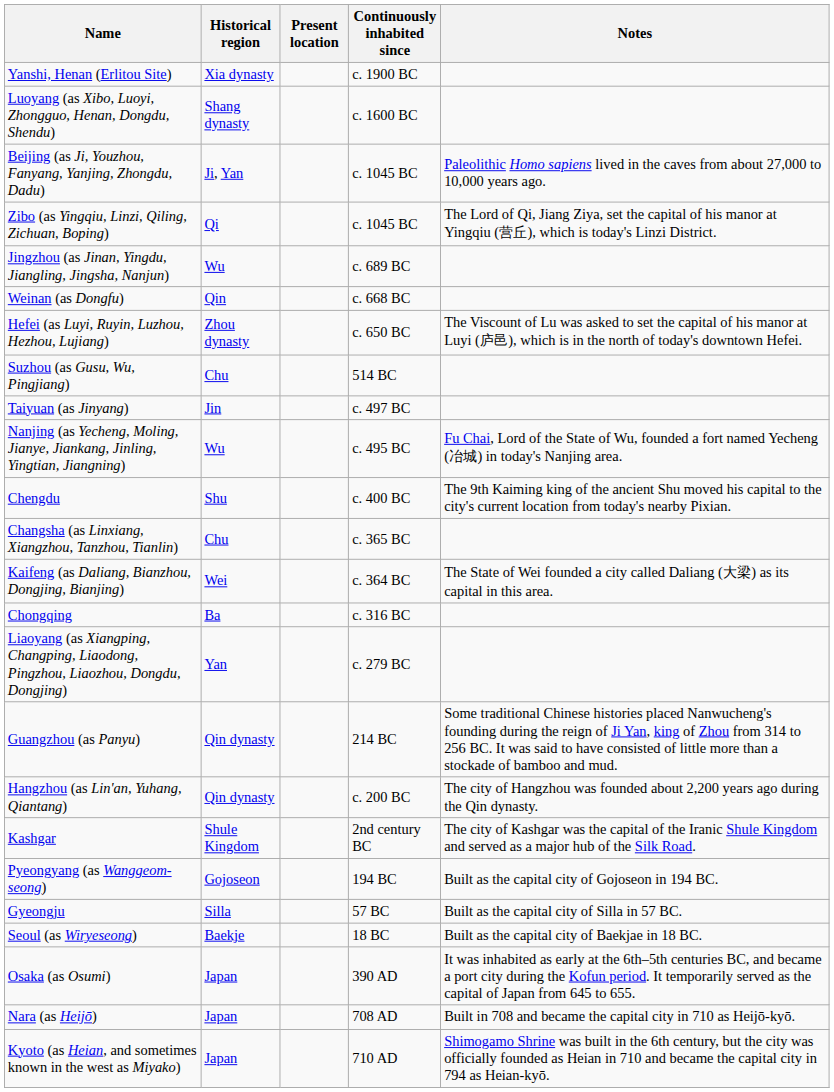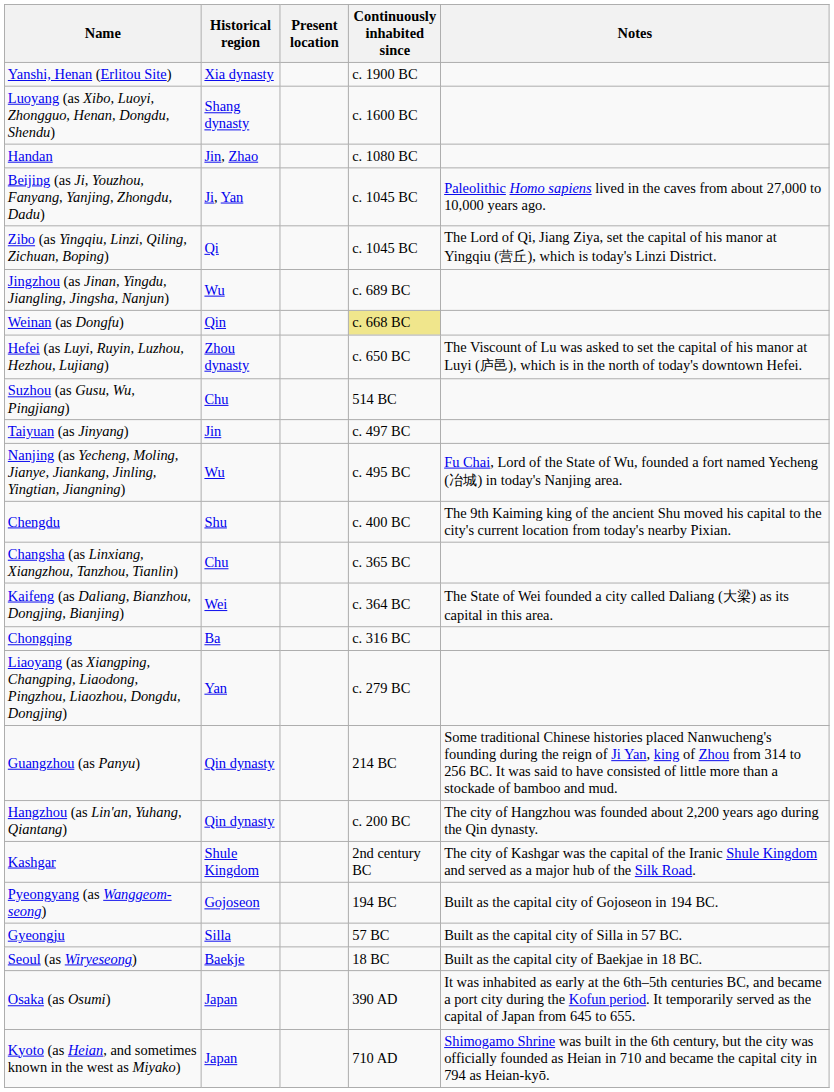+ row: (30, 156)
(381, 299) no background -> (381, 322) khaki background
- row: (52, 1017)
